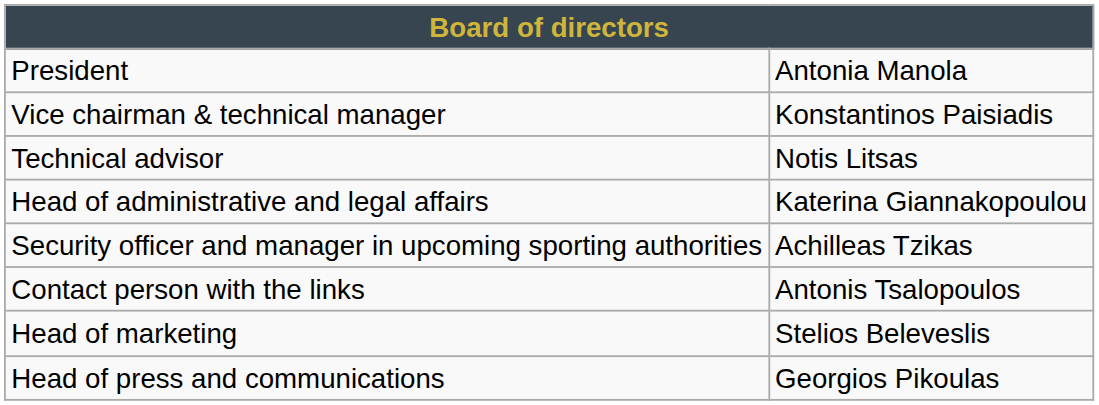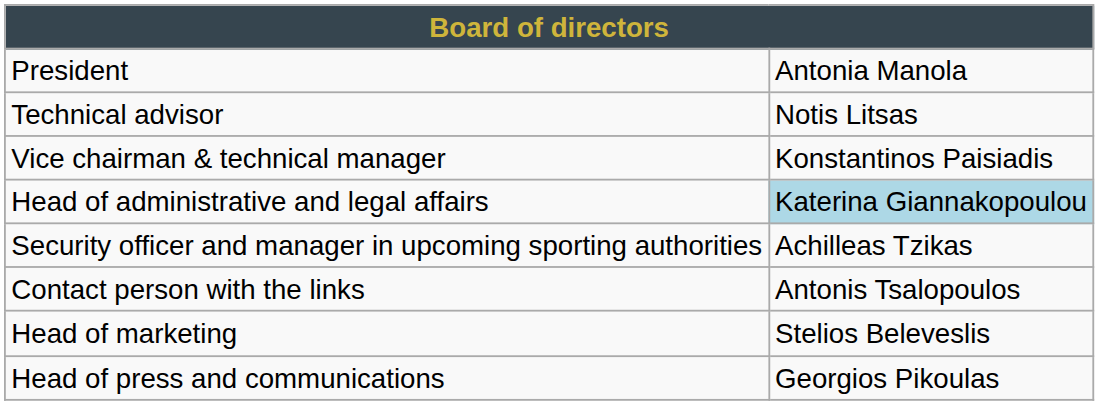rows swapped: (228, 115) <-> (117, 158)
(931, 202) no background -> (931, 202) lightblue background
